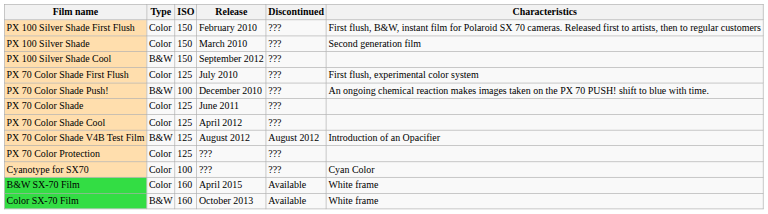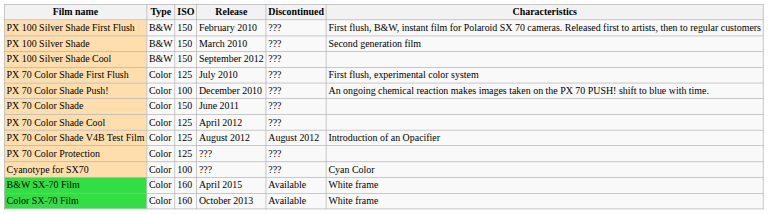(160, 28) Color -> (161, 28) B&W
(160, 43) Color -> (161, 43) B&W
(161, 91) B&W -> (160, 91) Color
(185, 106) 125 -> (185, 106) 150
(161, 138) B&W -> (160, 138) Color
(161, 201) B&W -> (160, 201) Color
